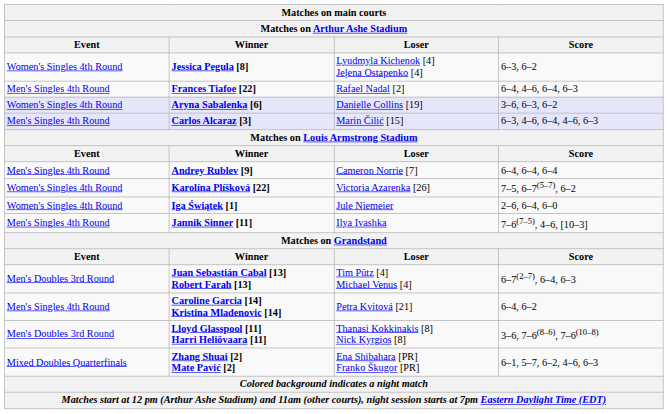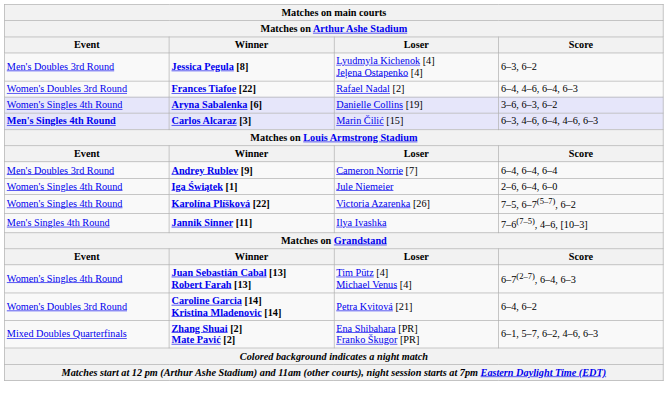(65, 67) Women's Singles 4th Round -> (60, 67) Men's Doubles 3rd Round
(58, 89) Men's Singles 4th Round -> (67, 89) Women's Doubles 3rd Round
(58, 121) normal -> (61, 121) bold
(58, 170) Men's Singles 4th Round -> (60, 170) Men's Doubles 3rd Round
rows swapped: (205, 205) <-> (221, 187)
(60, 279) Men's Doubles 3rd Round -> (65, 279) Women's Singles 4th Round
(58, 306) Men's Singles 4th Round -> (67, 306) Women's Doubles 3rd Round
- row: (219, 334)
